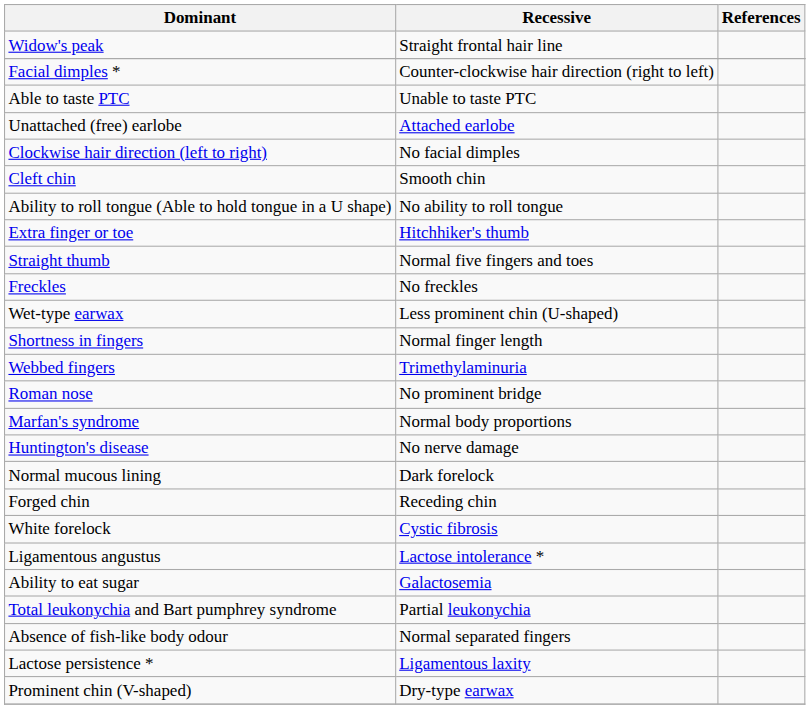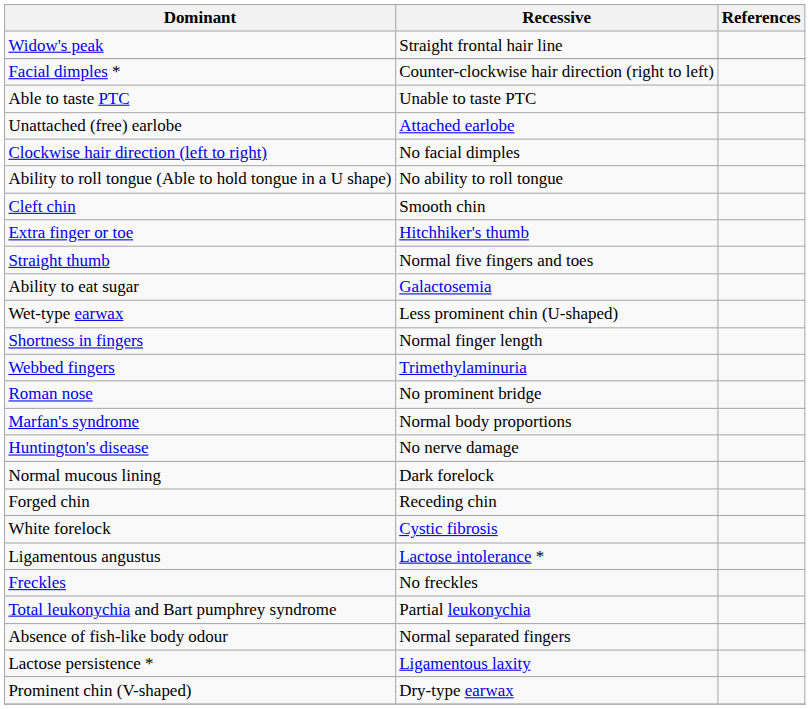rows swapped: (42, 179) <-> (200, 206)
rows swapped: (37, 286) <-> (74, 582)
